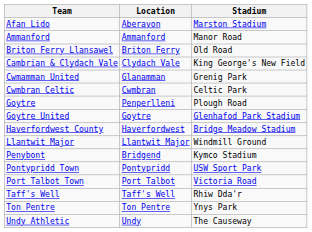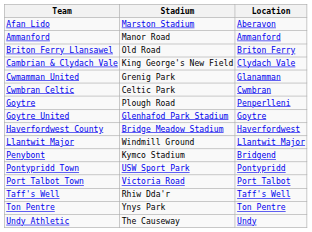columns swapped: (156, 11) <-> (249, 11)
